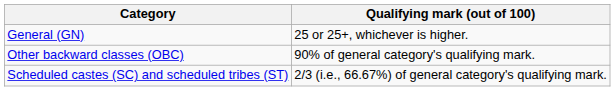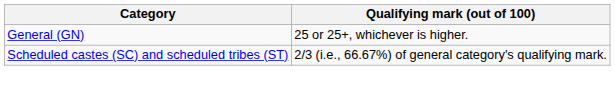- row: (96, 55)
